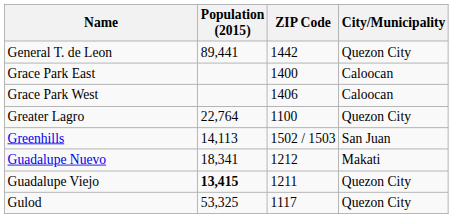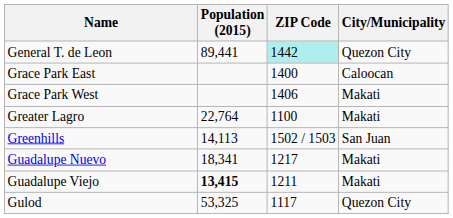(284, 52) no background -> (284, 52) paleturquoise background
(368, 95) Caloocan -> (361, 95) Makati
(376, 116) Quezon City -> (361, 116) Makati
(284, 159) 1212 -> (284, 159) 1217
(376, 181) Quezon City -> (361, 181) Makati
